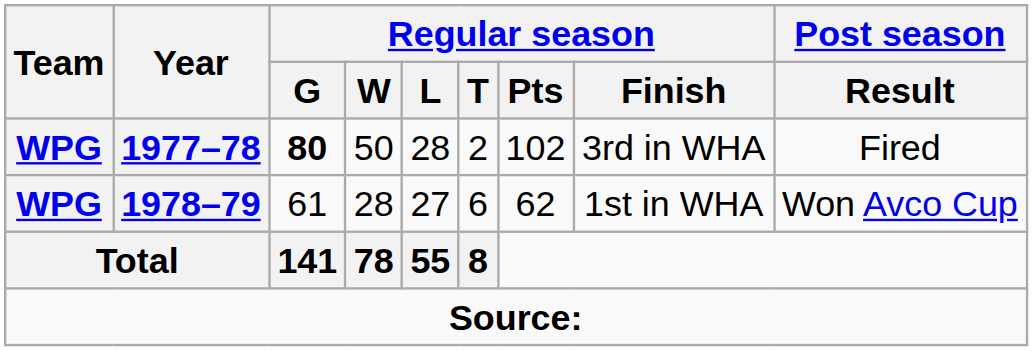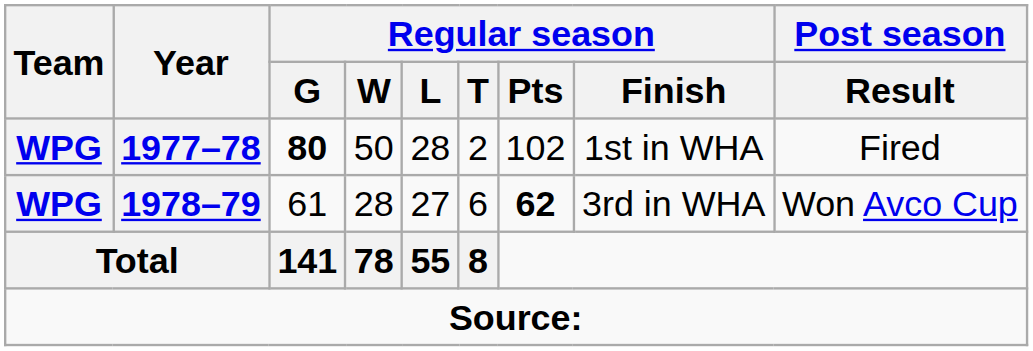(674, 147) 3rd in WHA -> (674, 147) 1st in WHA
(535, 204) normal -> (535, 204) bold
(674, 204) 1st in WHA -> (674, 204) 3rd in WHA
